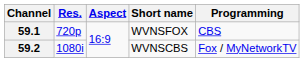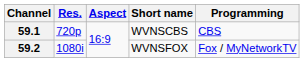(160, 31) WVNSFOX -> (160, 31) WVNSCBS
(160, 48) WVNSCBS -> (160, 48) WVNSFOX
